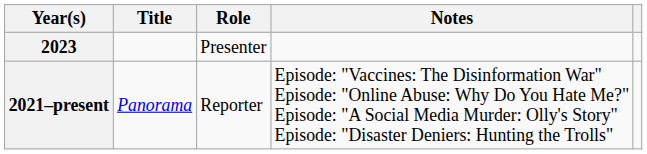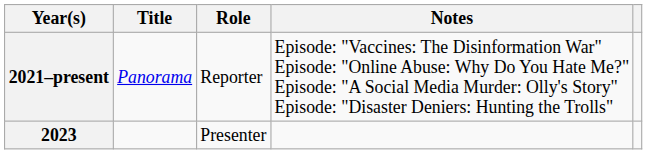rows swapped: (59, 104) <-> (59, 46)
